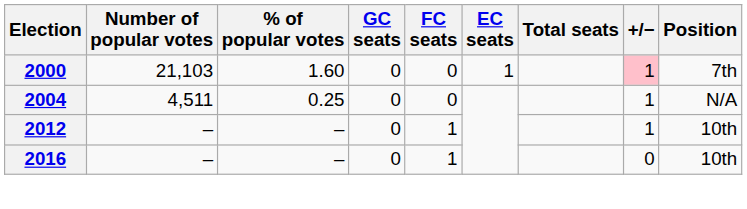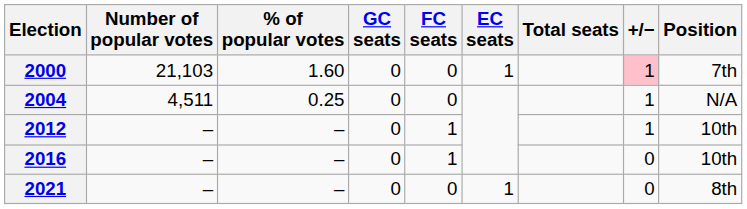+ row: (45, 188)
